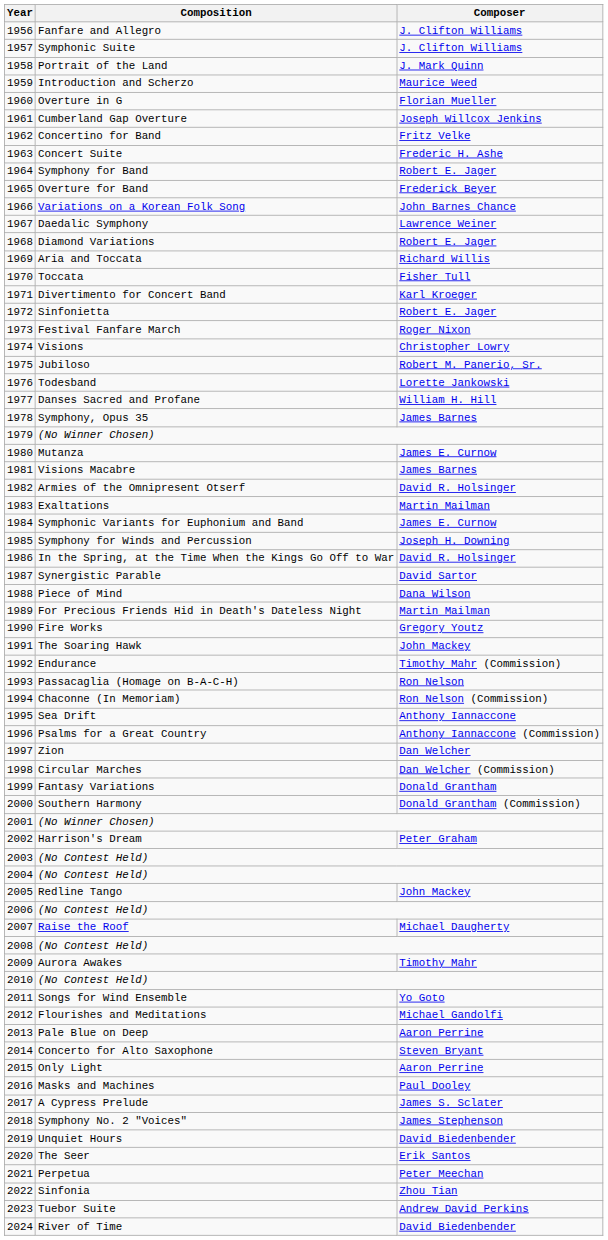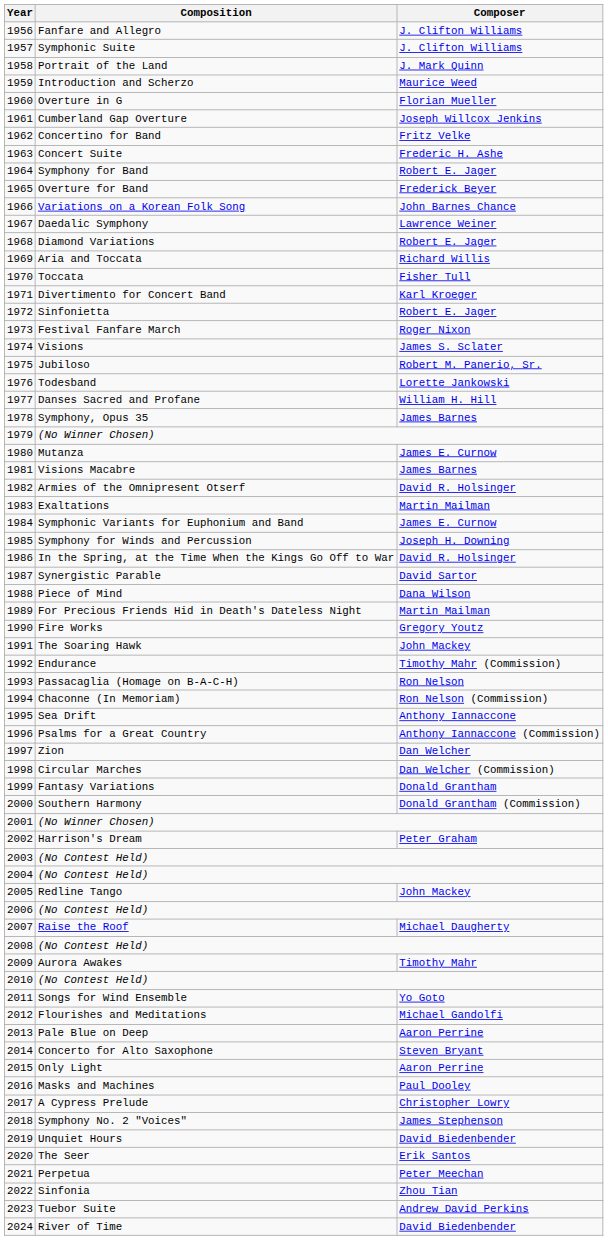(454, 347) Christopher Lowry -> (451, 347) James S. Sclater
(451, 1104) James S. Sclater -> (454, 1104) Christopher Lowry
